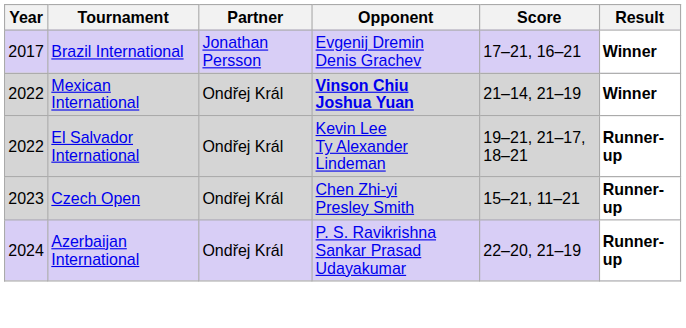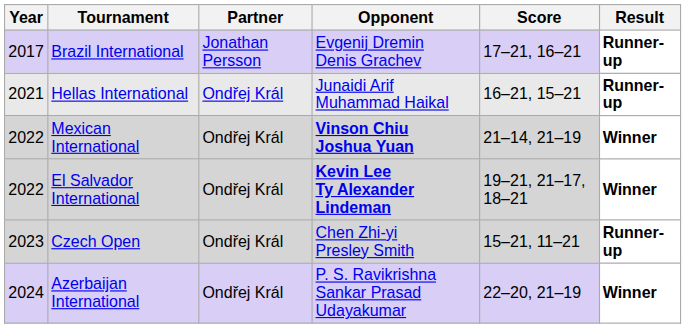(630, 52) Winner -> (633, 52) Runner-up
+ row: (120, 95)
(362, 147) normal -> (365, 190) bold
(633, 147) Runner-up -> (630, 190) Winner
(633, 250) Runner-up -> (630, 293) Winner
